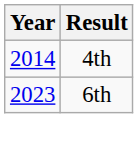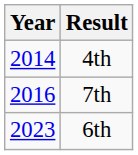+ row: (97, 94)
